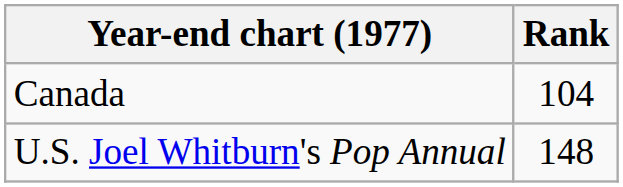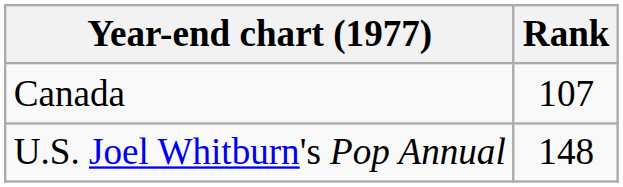(566, 92) 104 -> (566, 92) 107
